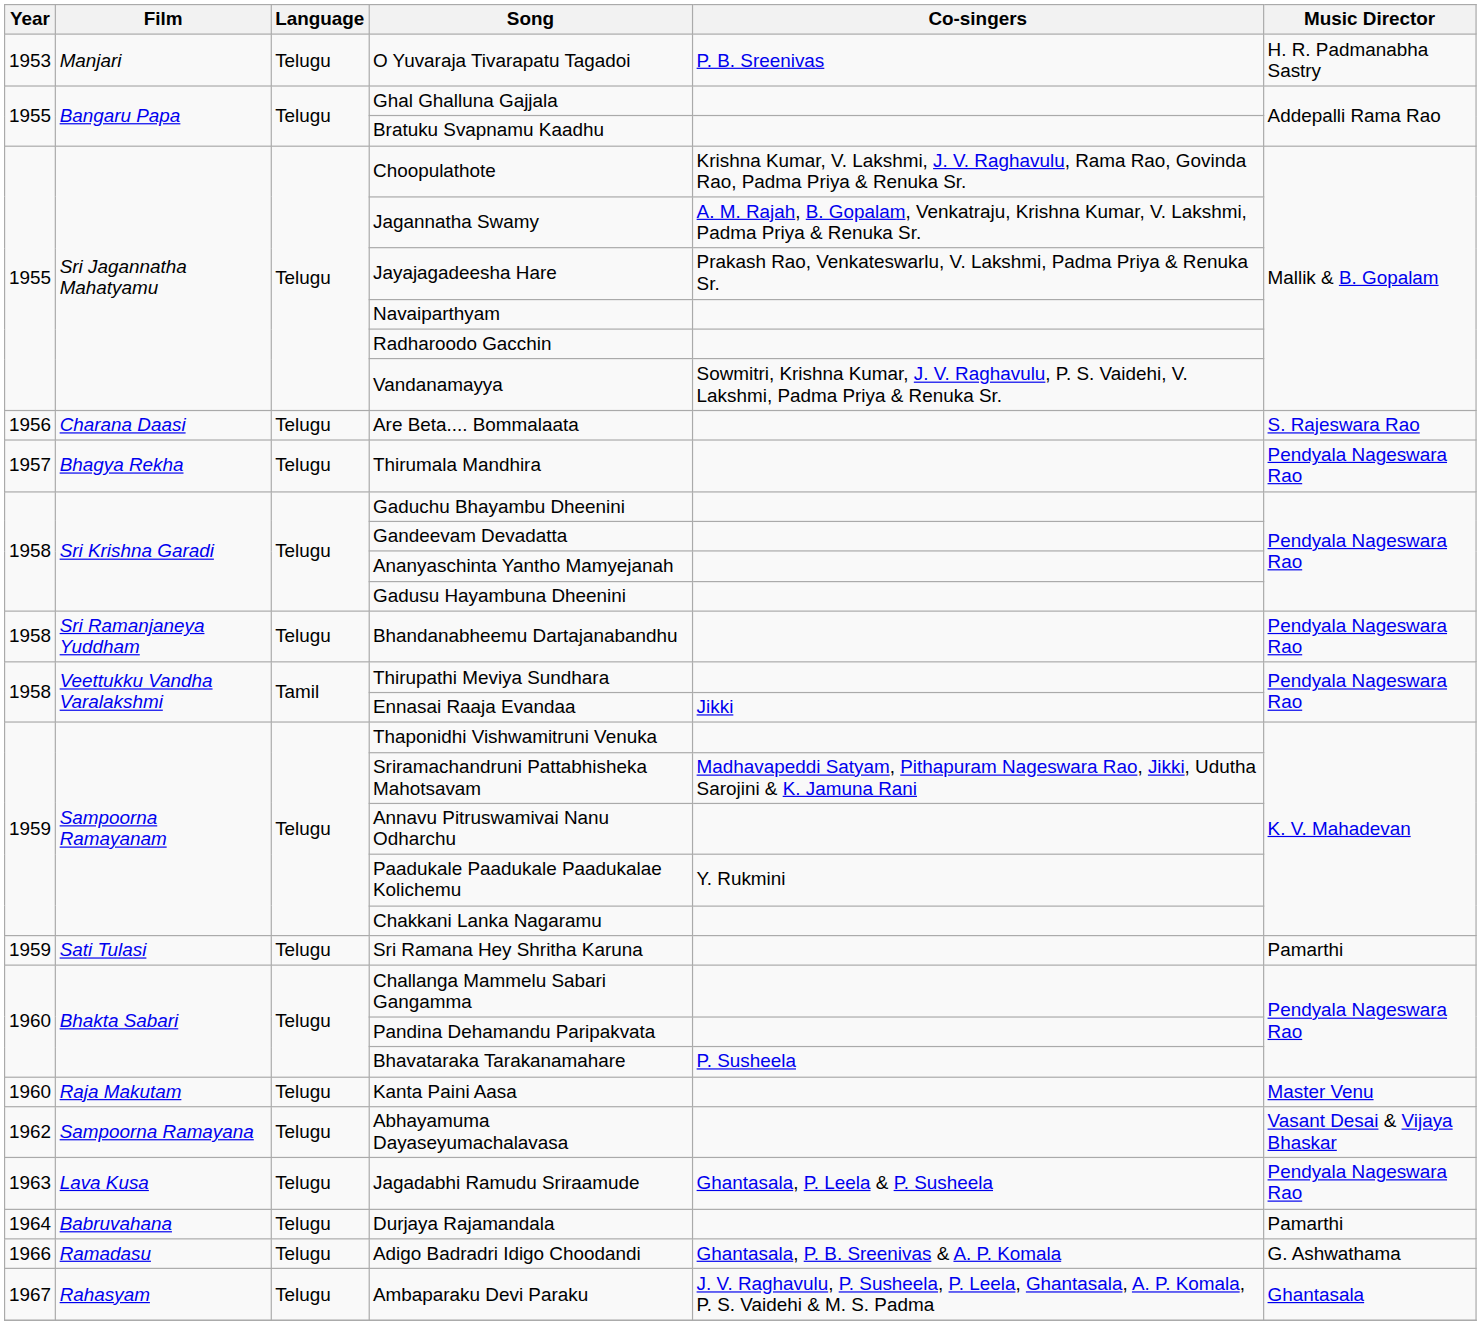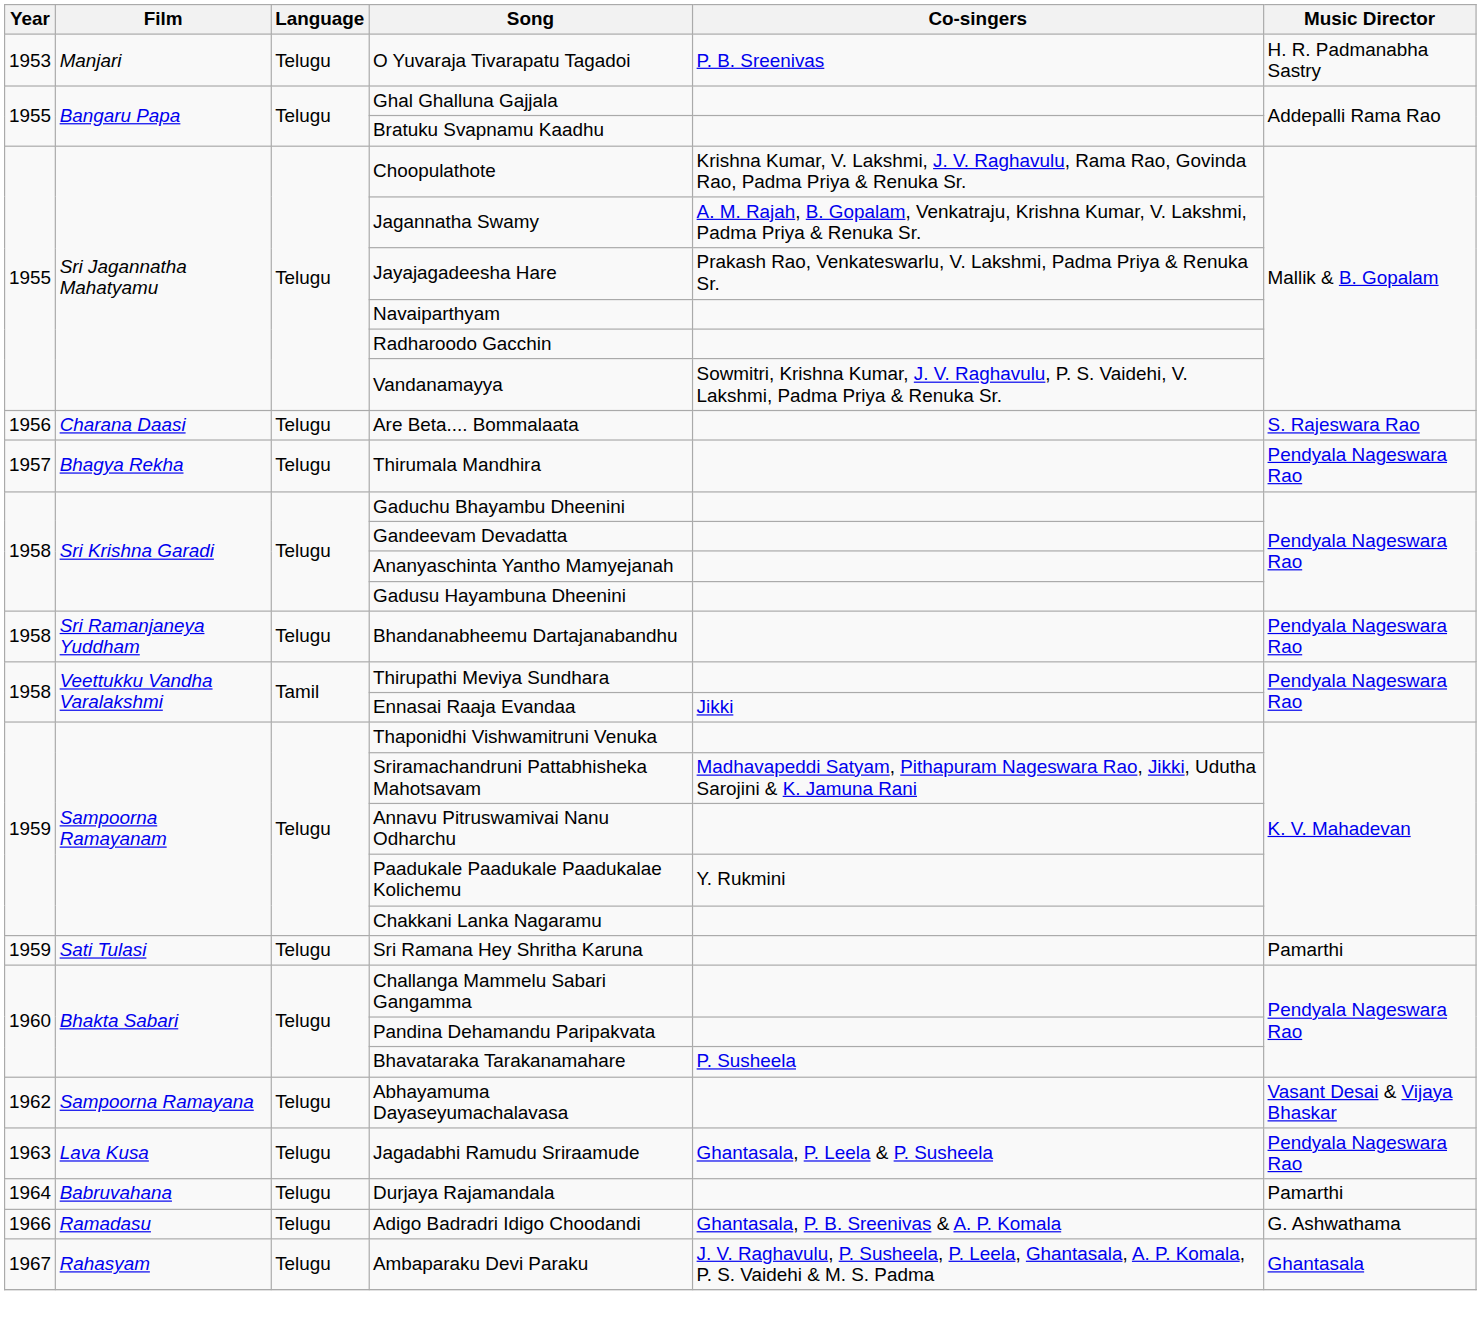- row: (445, 1091)
